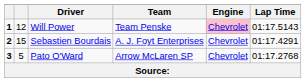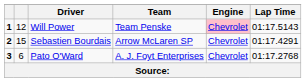(159, 41) A. J. Foyt Enterprises -> (154, 41) Arrow McLaren SP
(21, 56) 5 -> (21, 56) 6
(154, 56) Arrow McLaren SP -> (159, 56) A. J. Foyt Enterprises
